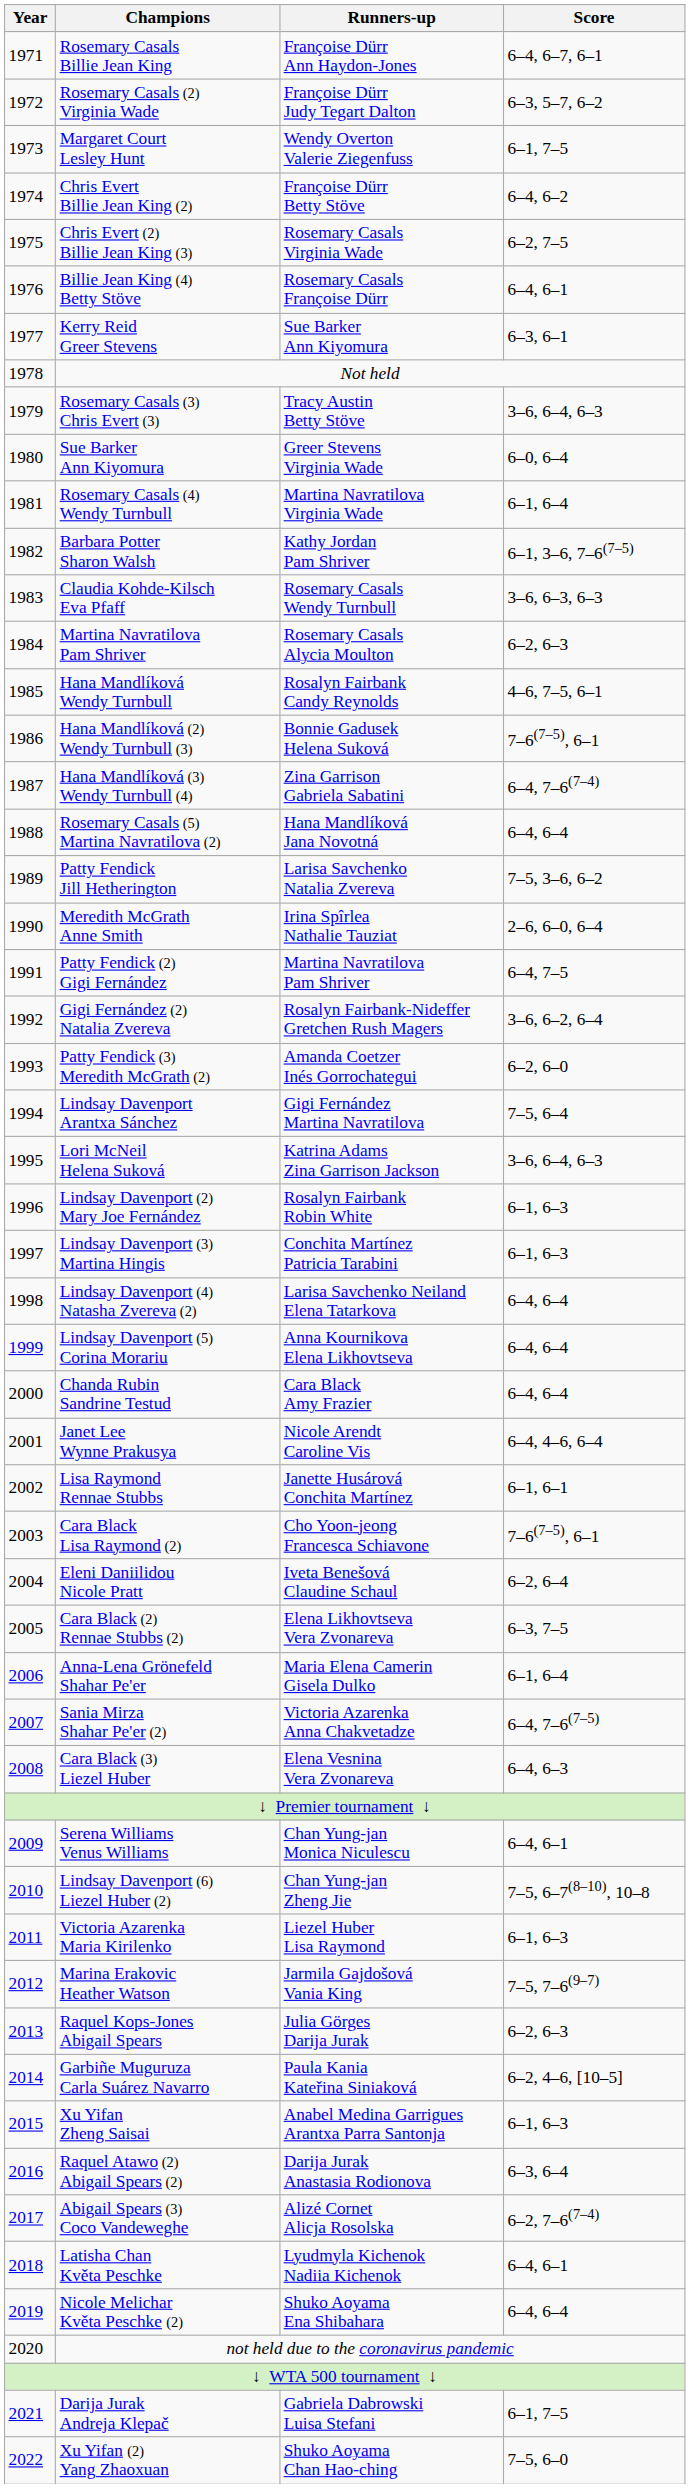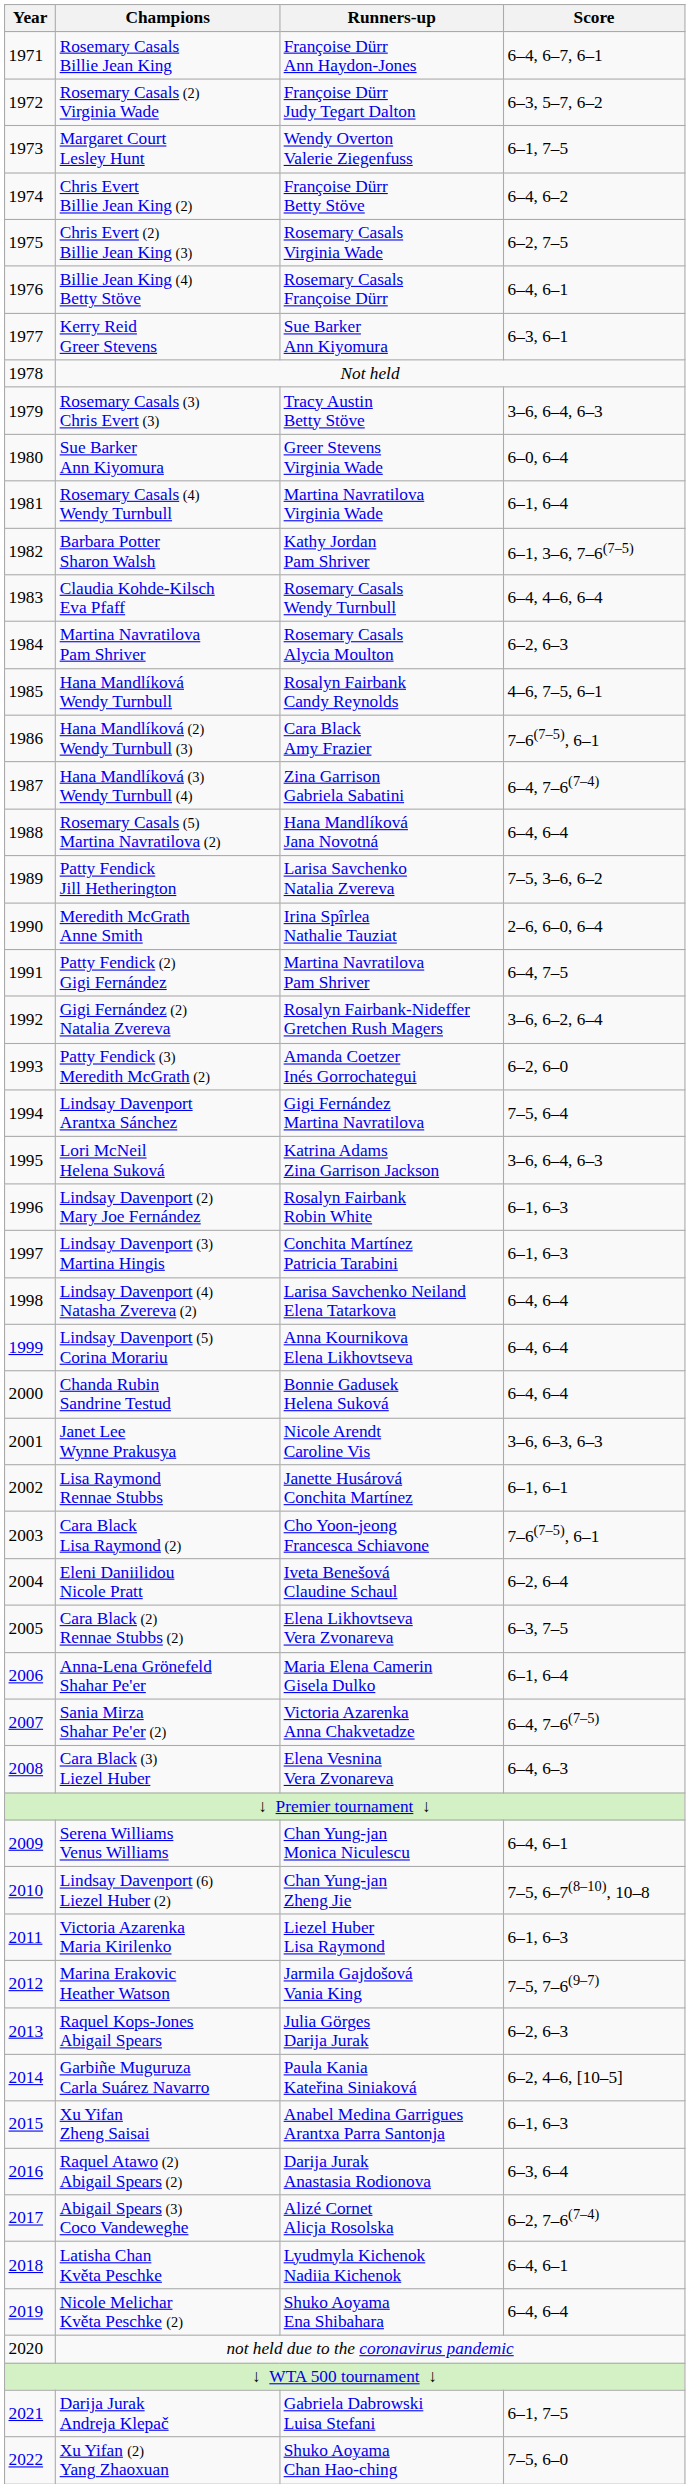(555, 598) 3–6, 6–3, 6–3 -> (555, 598) 6–4, 4–6, 6–4
(341, 738) Bonnie Gadusek Helena Suková -> (328, 738) Cara Black Amy Frazier
(328, 1394) Cara Black Amy Frazier -> (341, 1394) Bonnie Gadusek Helena Suková
(555, 1441) 6–4, 4–6, 6–4 -> (555, 1441) 3–6, 6–3, 6–3
